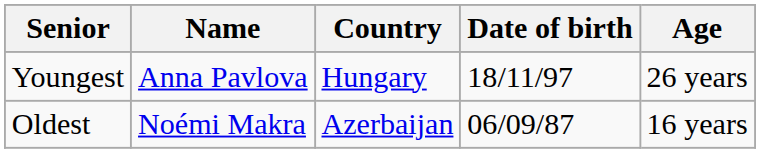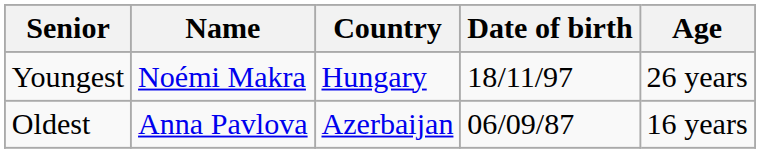(223, 76) Anna Pavlova -> (222, 76) Noémi Makra
(222, 123) Noémi Makra -> (223, 123) Anna Pavlova
